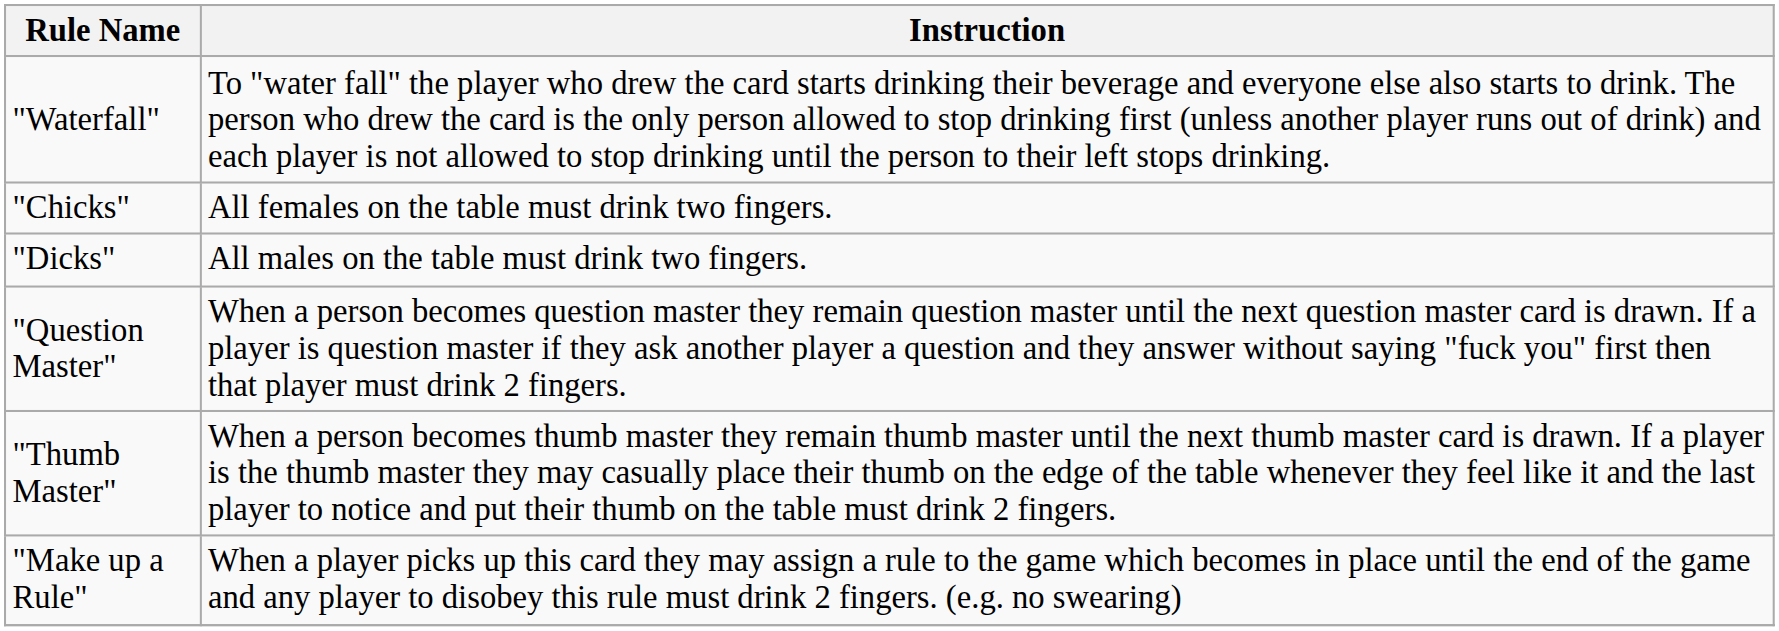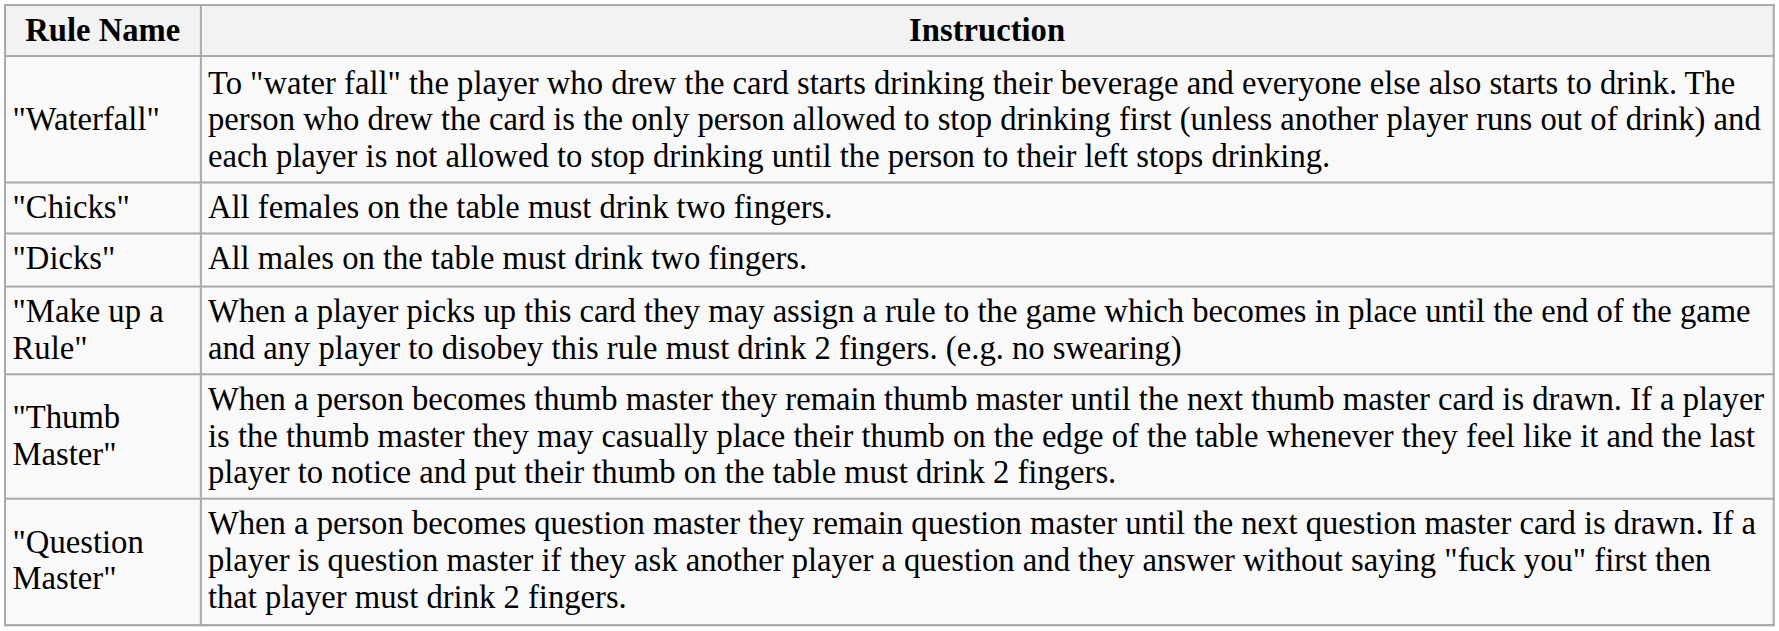rows swapped: (78, 347) <-> (88, 579)
